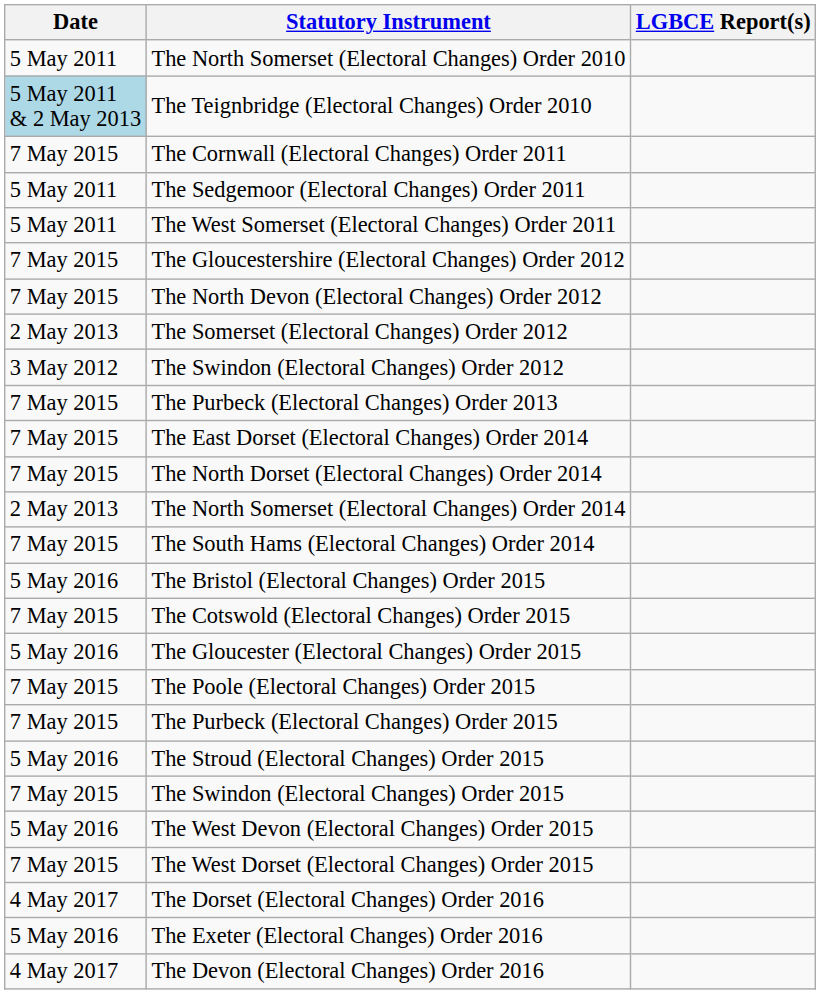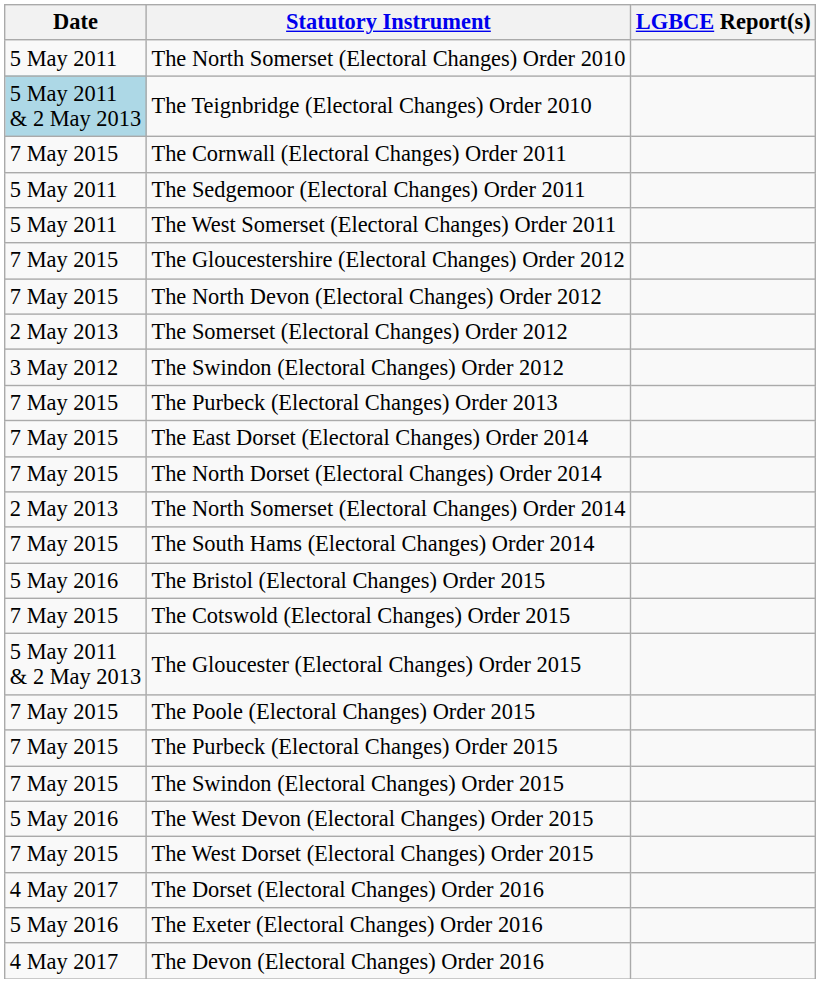(64, 651) 5 May 2016 -> (76, 663) 5 May 2011 & 2 May 2013
- row: (348, 757)
